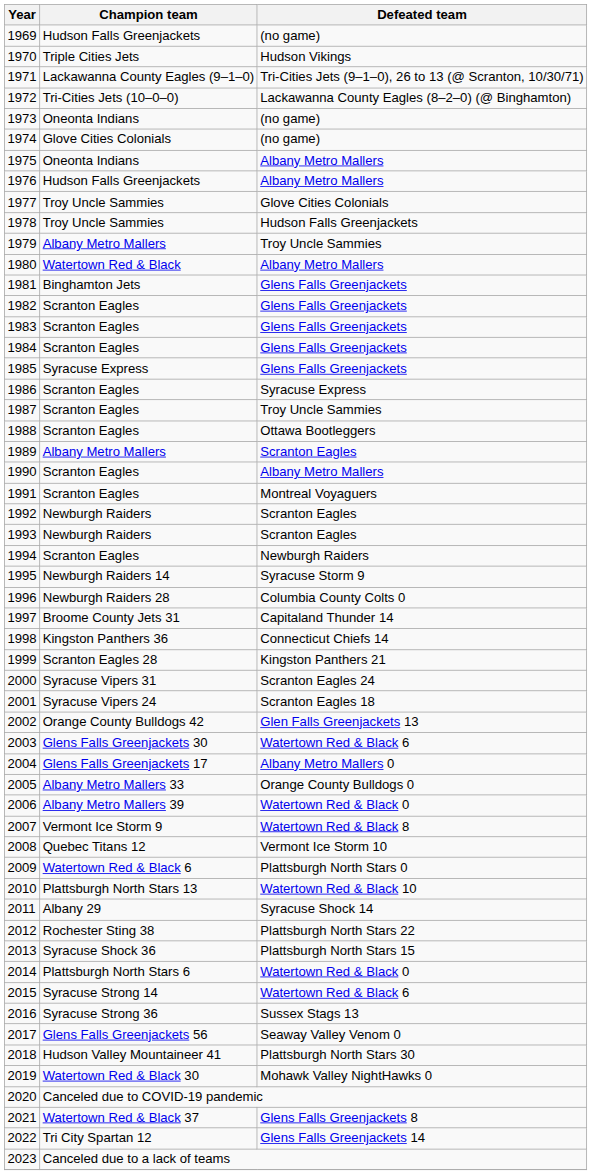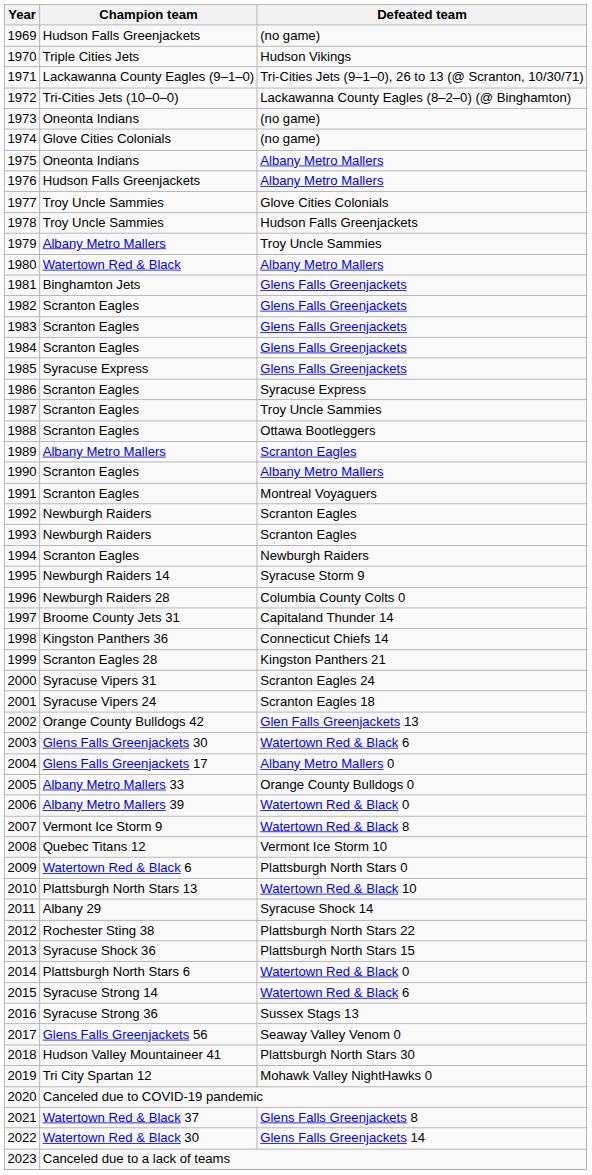(121, 1076) Watertown Red & Black 30 -> (97, 1076) Tri City Spartan 12
(97, 1138) Tri City Spartan 12 -> (121, 1138) Watertown Red & Black 30
